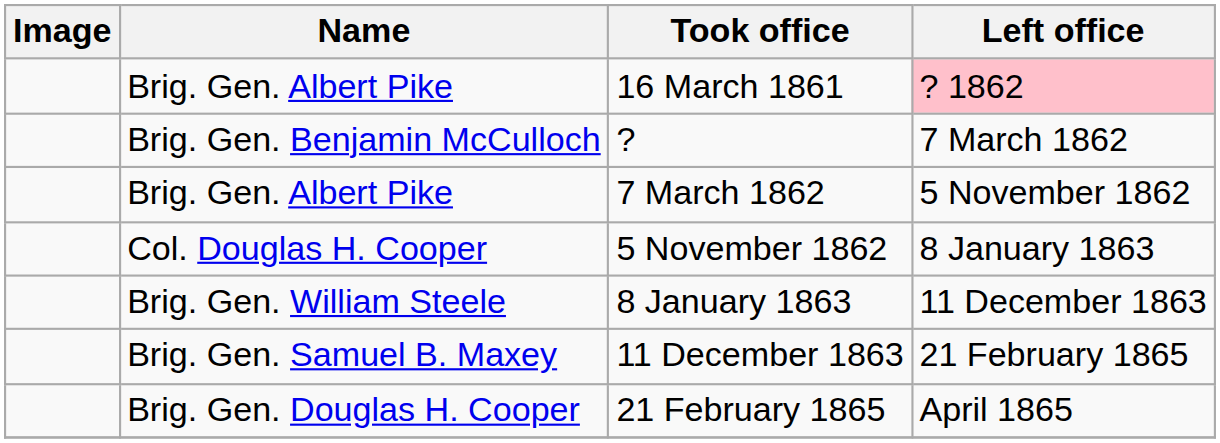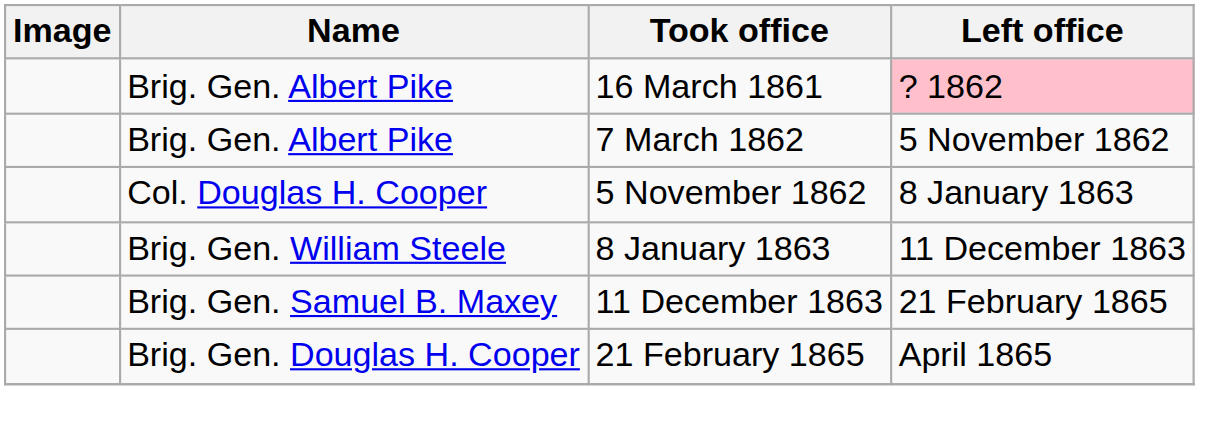- row: (626, 139)
